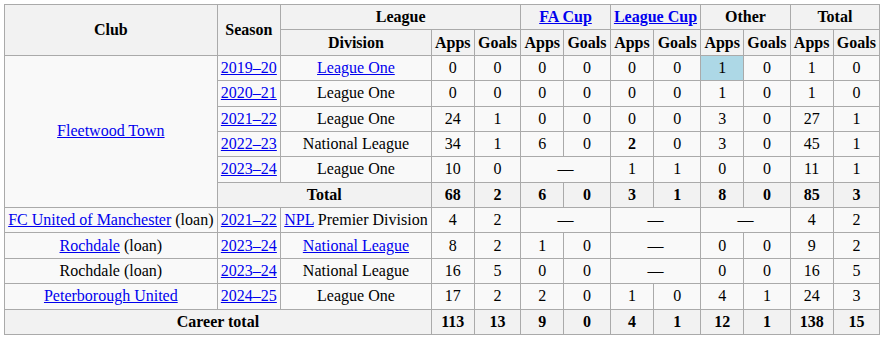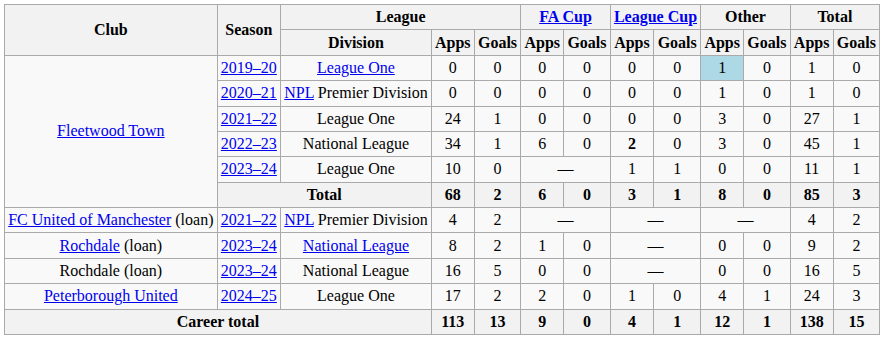(356, 93) League One -> (356, 93) NPL Premier Division
